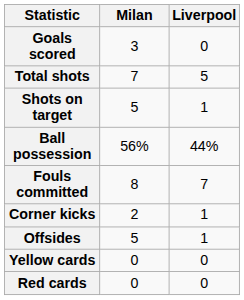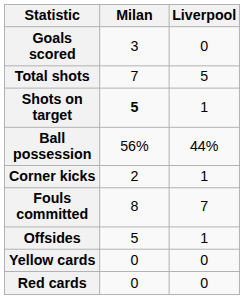(134, 107) normal -> (134, 107) bold
rows swapped: (52, 215) <-> (52, 184)
